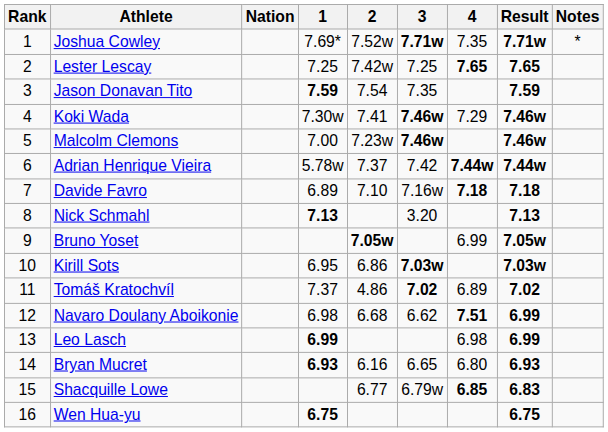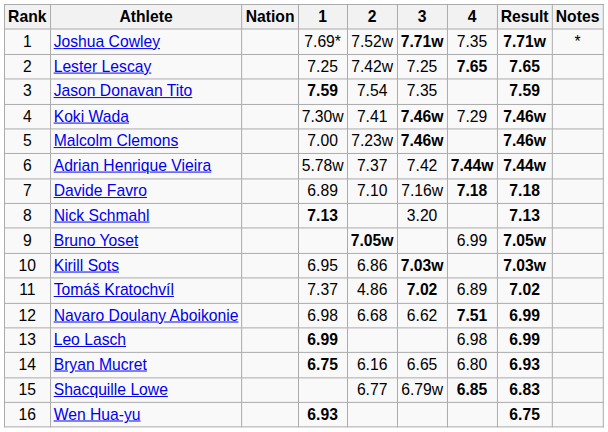(323, 365) 6.93 -> (323, 365) 6.75
(323, 414) 6.75 -> (323, 414) 6.93
